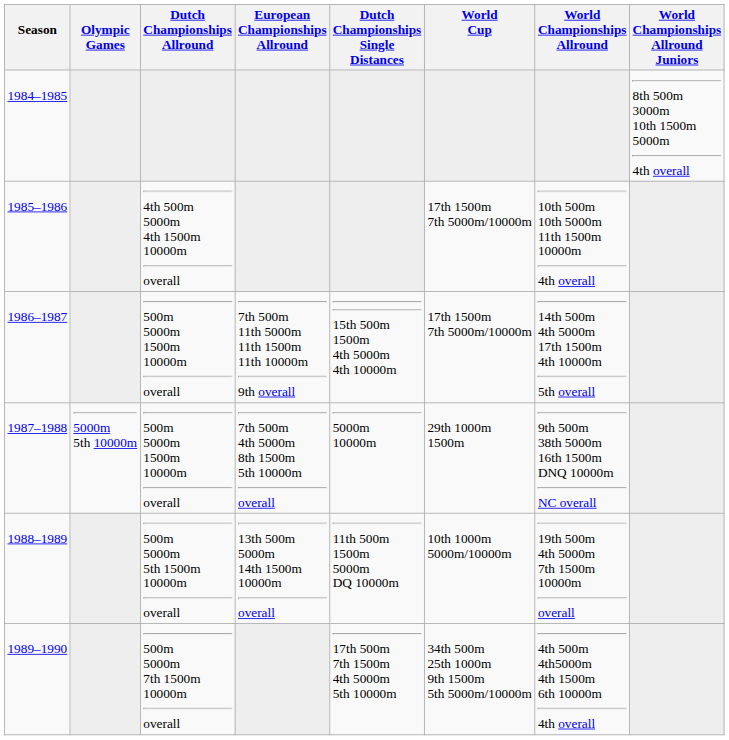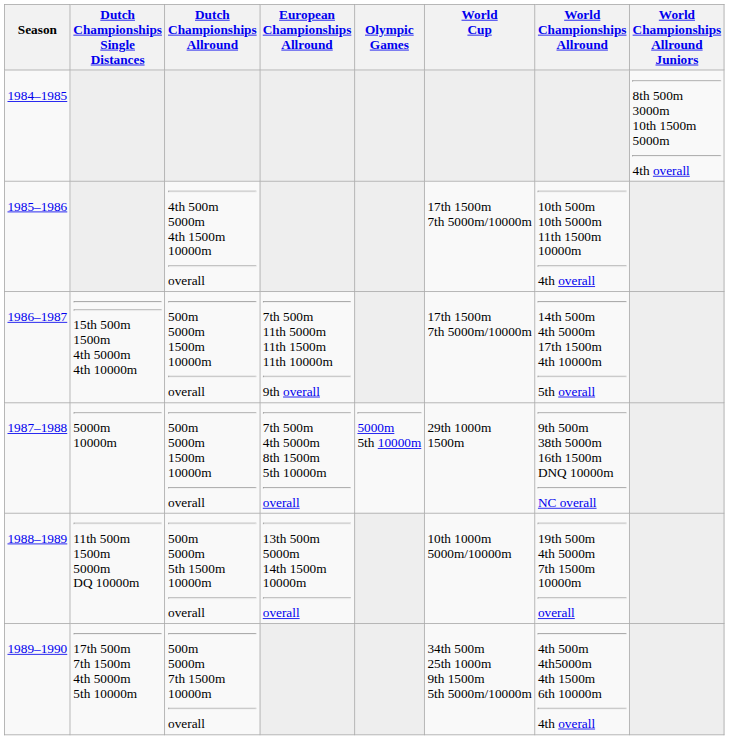columns swapped: (377, 37) <-> (105, 37)
